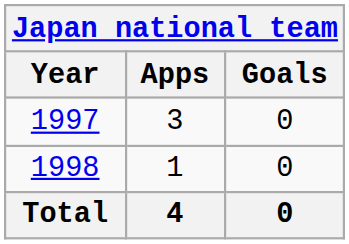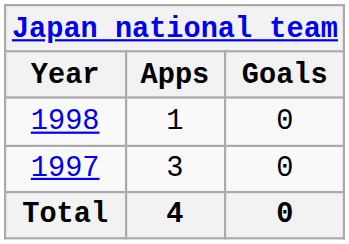rows swapped: (65, 122) <-> (65, 168)
